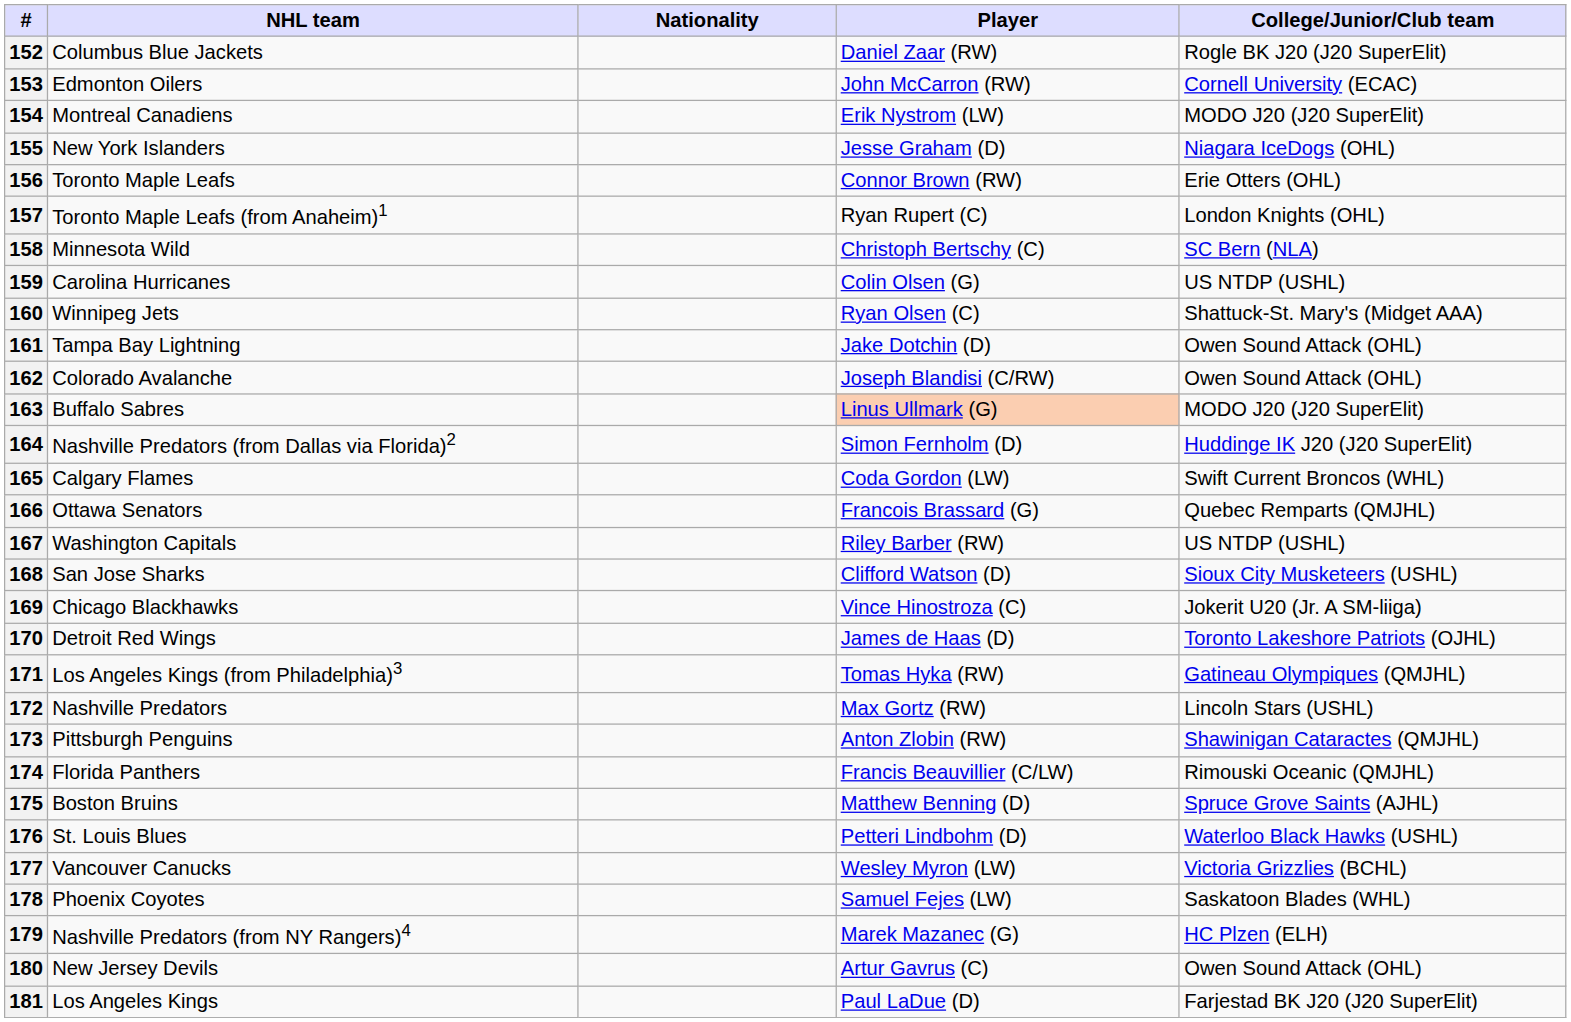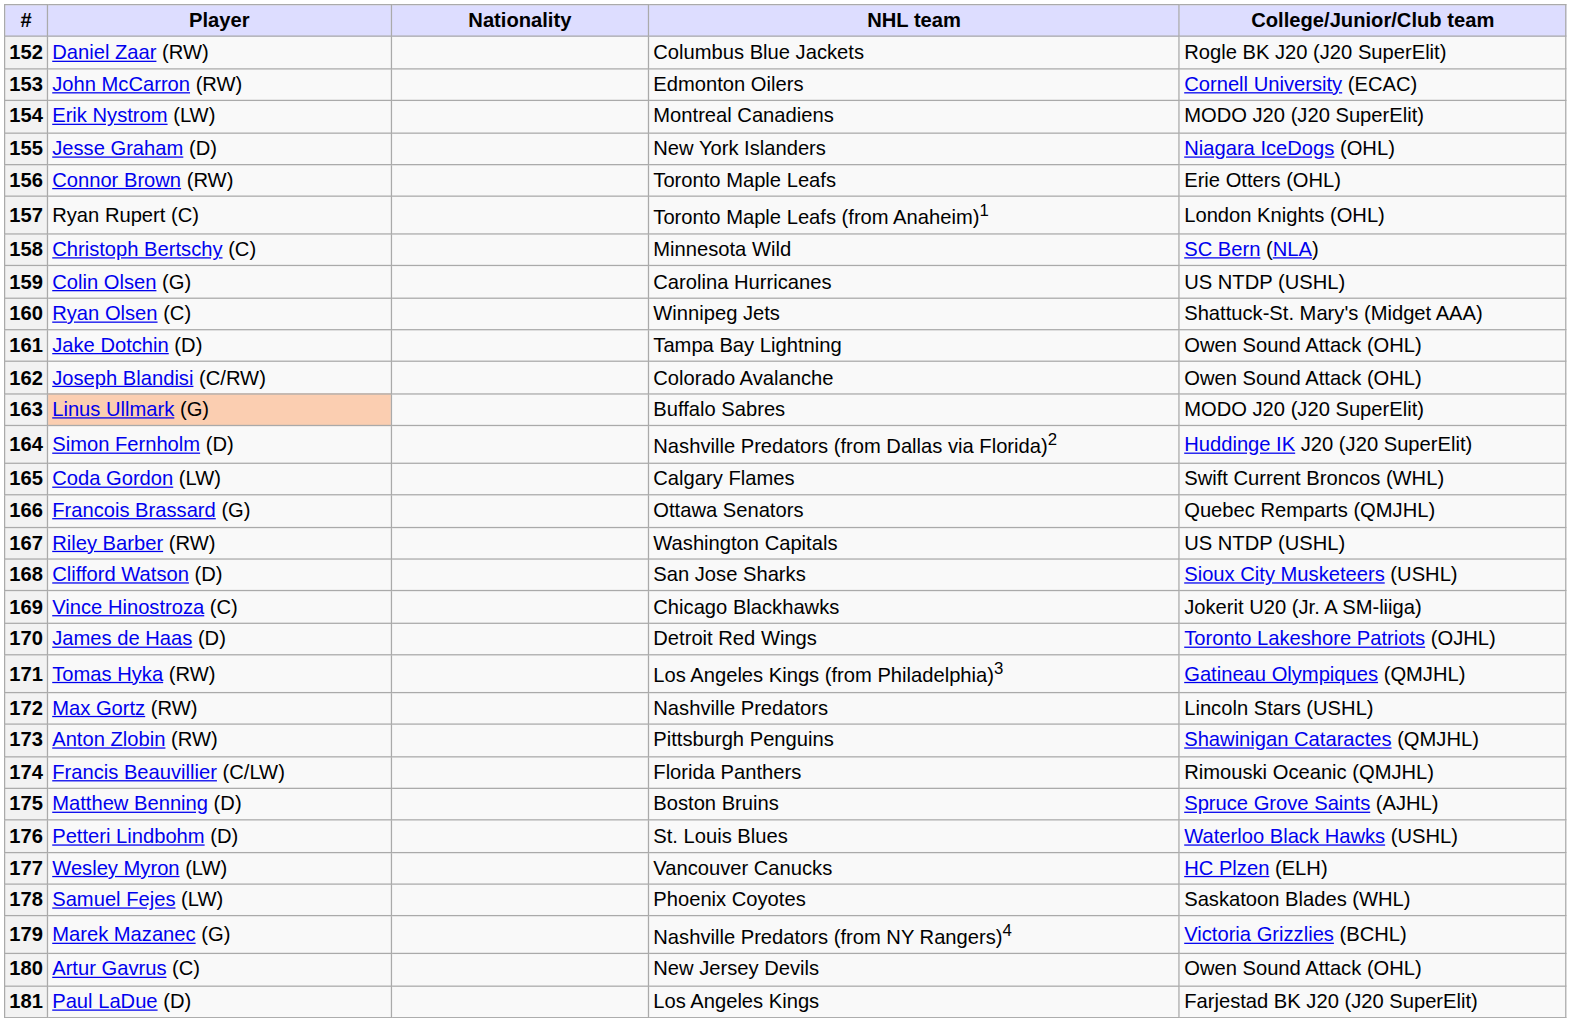columns swapped: (1008, 20) <-> (313, 20)
(1295, 868) Victoria Grizzlies (BCHL) -> (1256, 868) HC Plzen (ELH)
(1256, 934) HC Plzen (ELH) -> (1295, 934) Victoria Grizzlies (BCHL)
